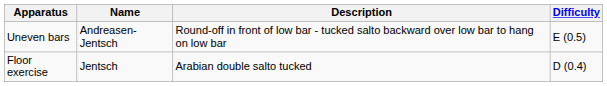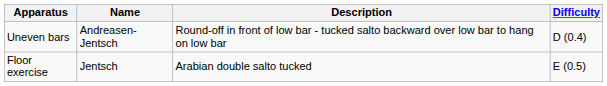(569, 36) E (0.5) -> (570, 36) D (0.4)
(570, 66) D (0.4) -> (569, 66) E (0.5)
